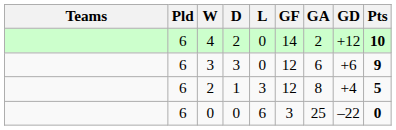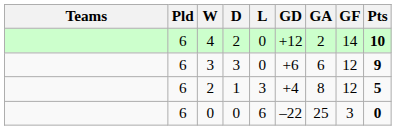columns swapped: (289, 16) <-> (349, 16)
